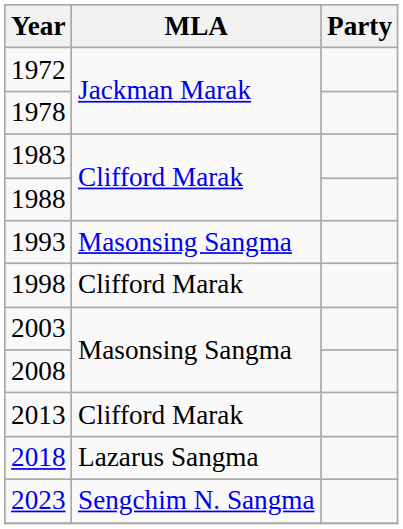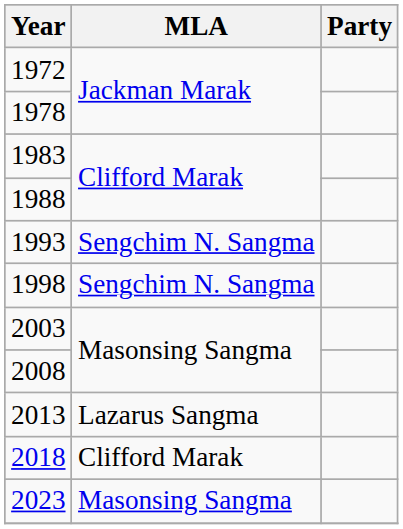(185, 241) Masonsing Sangma -> (196, 241) Sengchim N. Sangma
(161, 284) Clifford Marak -> (196, 284) Sengchim N. Sangma
(161, 414) Clifford Marak -> (168, 414) Lazarus Sangma
(168, 457) Lazarus Sangma -> (161, 457) Clifford Marak
(196, 500) Sengchim N. Sangma -> (185, 500) Masonsing Sangma
